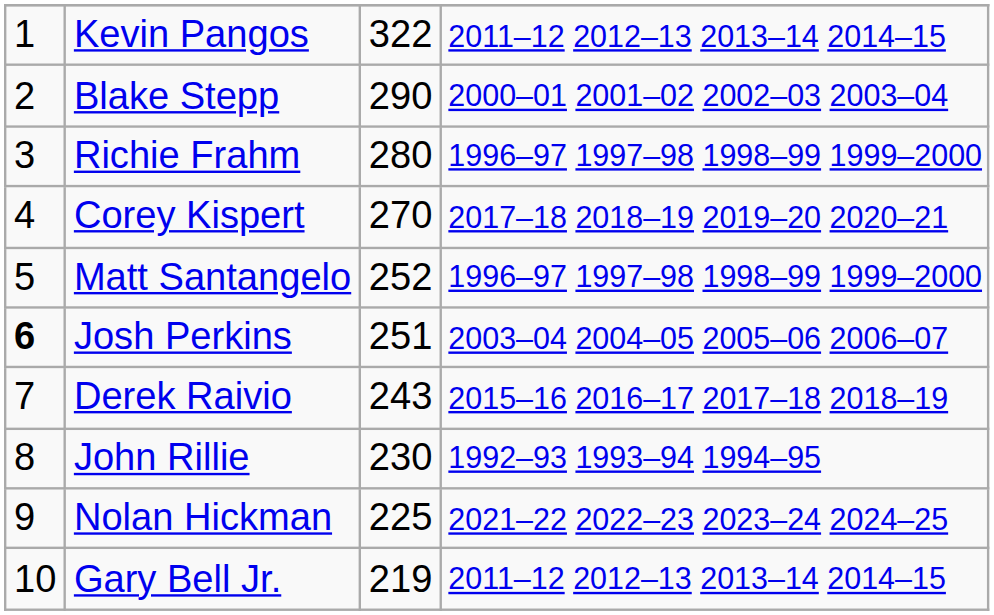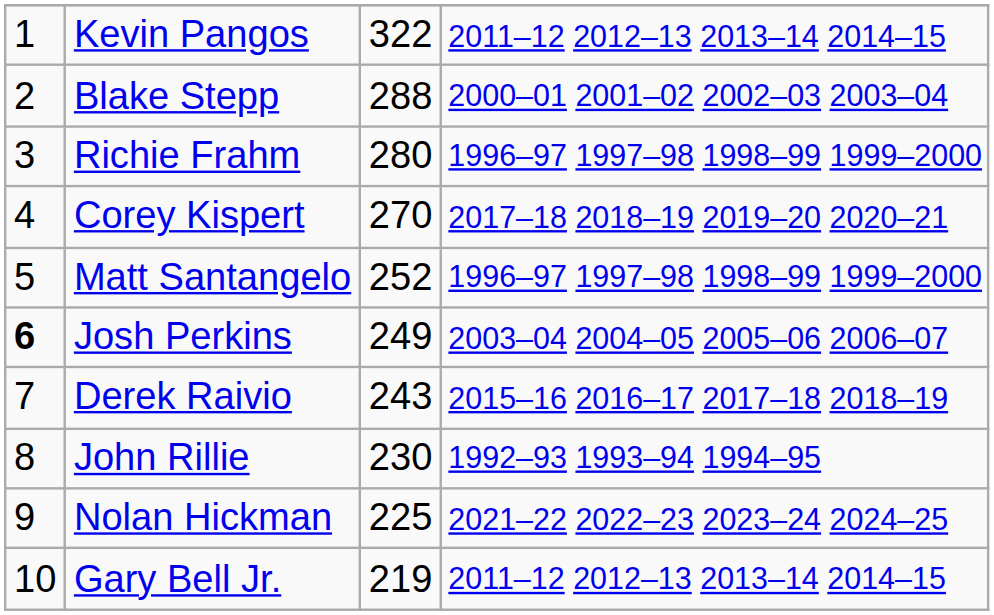(401, 95) 290 -> (401, 95) 288
(401, 336) 251 -> (401, 336) 249
